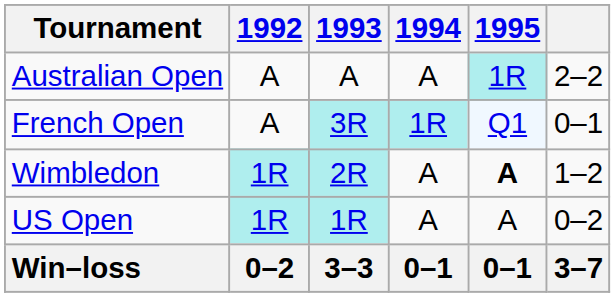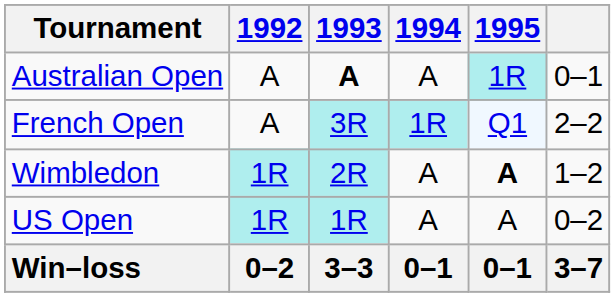(349, 75) normal -> (349, 75) bold
(578, 75) 2–2 -> (578, 75) 0–1
(578, 123) 0–1 -> (578, 123) 2–2
